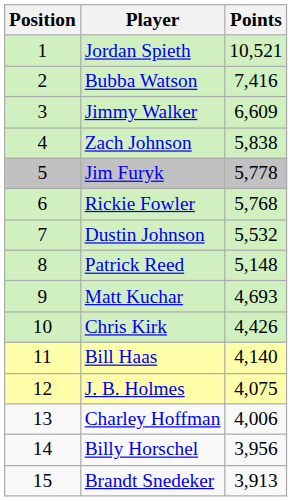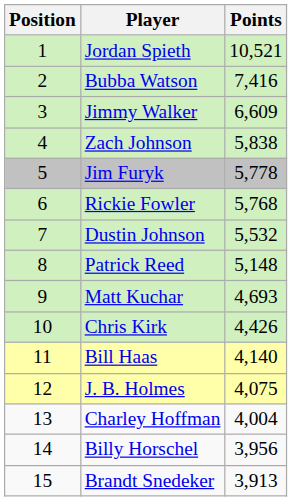(256, 419) 4,006 -> (256, 419) 4,004
